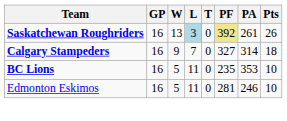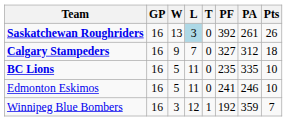(226, 32) khaki background -> (227, 32) no background
(249, 51) 314 -> (250, 51) 312
(249, 70) 353 -> (250, 70) 335
(226, 88) 281 -> (227, 88) 241
+ row: (65, 107)
